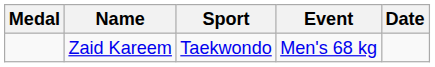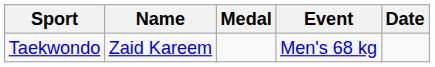columns swapped: (34, 19) <-> (226, 19)
